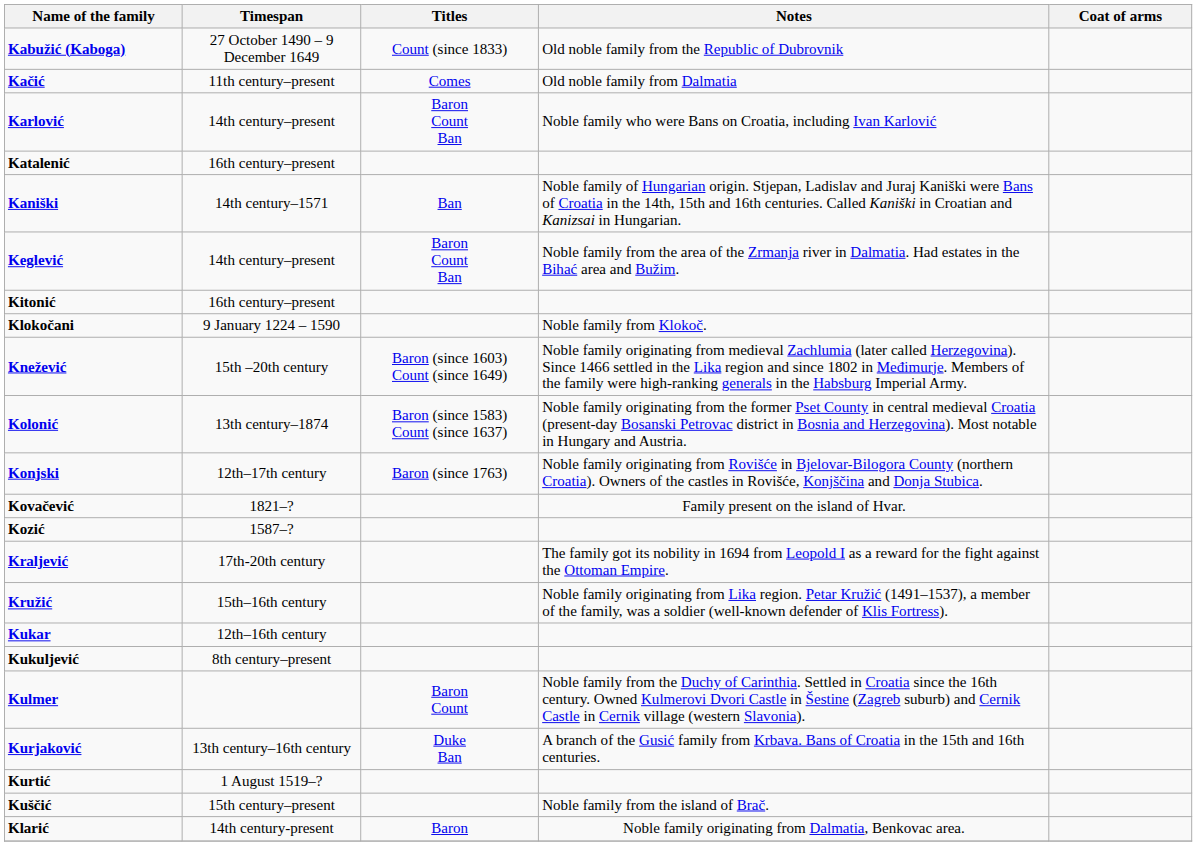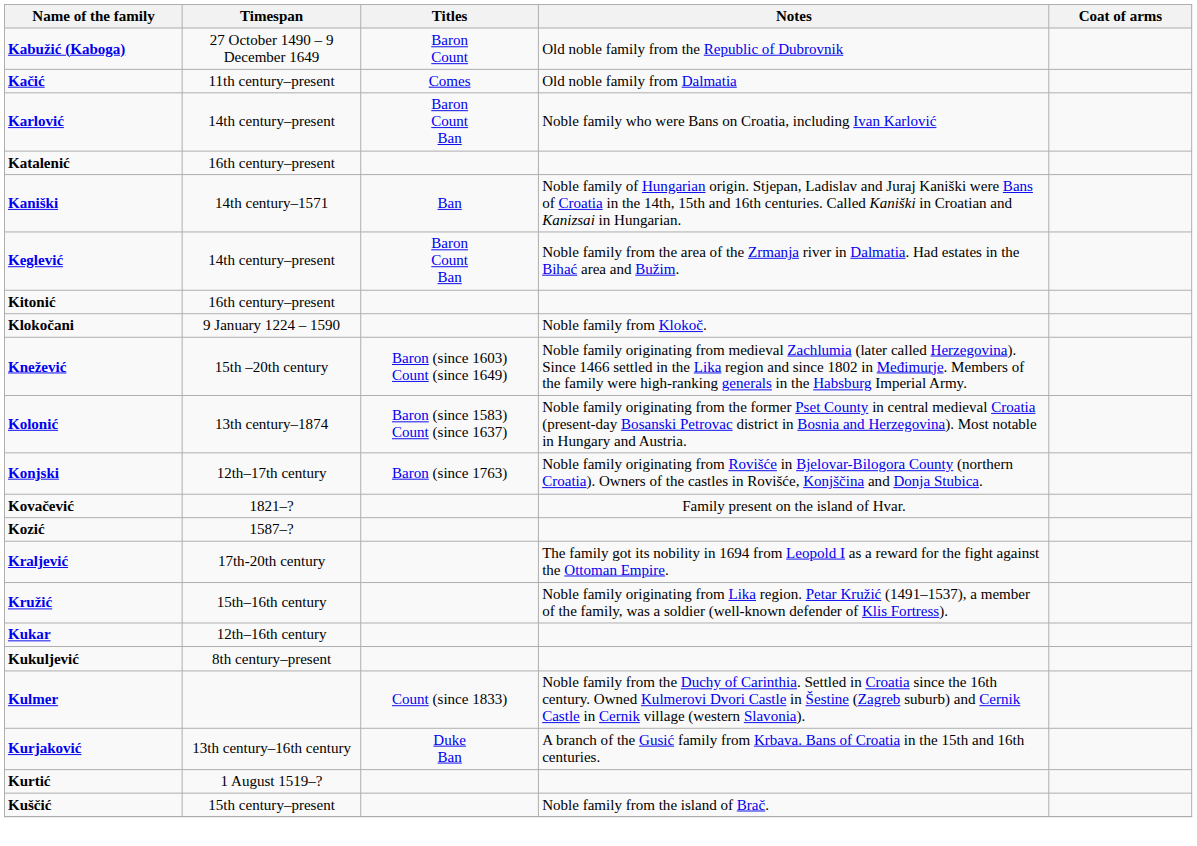(450, 48) Count (since 1833) -> (450, 48) Baron Count
(450, 699) Baron Count -> (450, 699) Count (since 1833)
- row: (28, 828)
